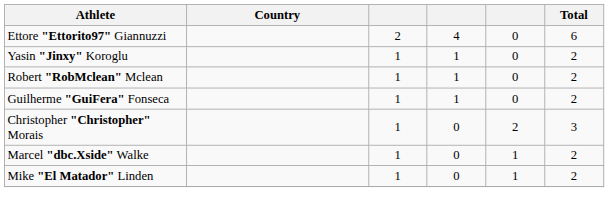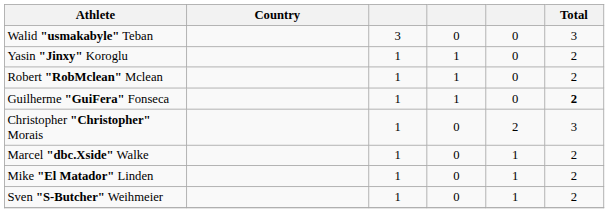+ row: (80, 36)
- row: (87, 36)
(574, 98) normal -> (574, 98) bold
+ row: (85, 197)
